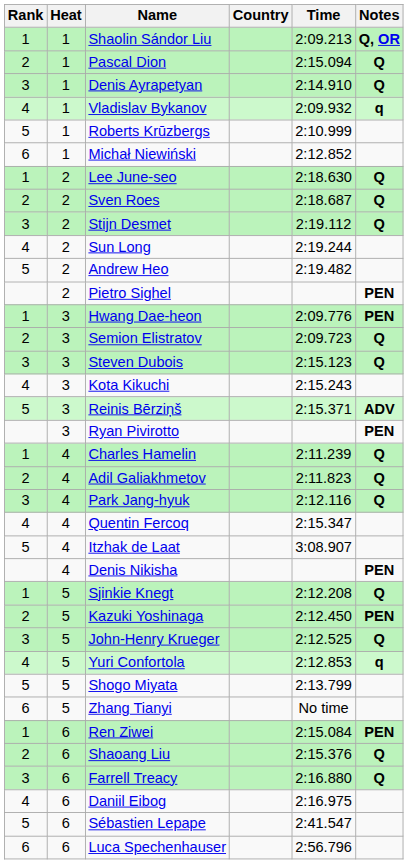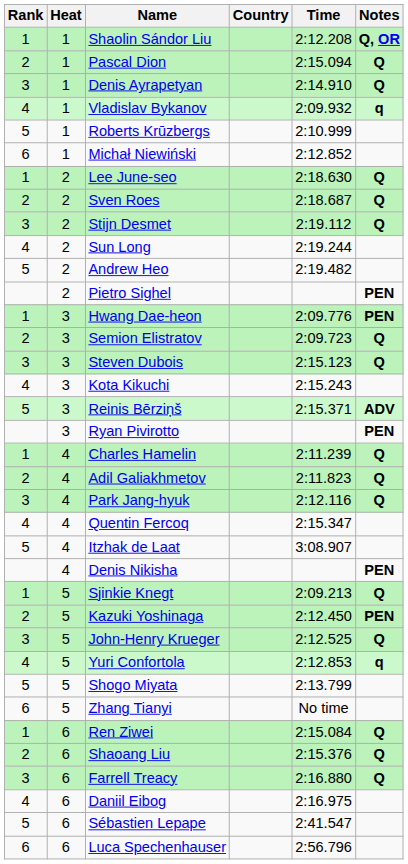(324, 39) 2:09.213 -> (324, 39) 2:12.208
(324, 593) 2:12.208 -> (324, 593) 2:09.213
(379, 731) PEN -> (379, 731) Q
